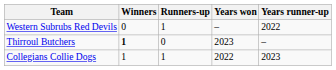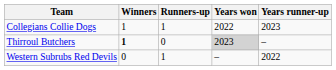rows swapped: (51, 57) <-> (62, 27)
(224, 42) no background -> (224, 42) lightgrey background
